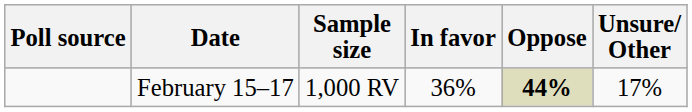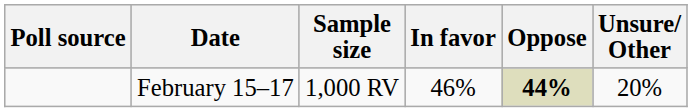(453, 87) 36% -> (453, 87) 46%
(640, 87) 17% -> (640, 87) 20%
